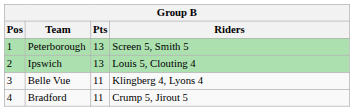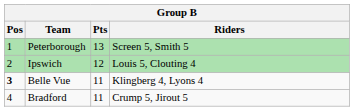(98, 64) 13 -> (98, 64) 12
(9, 81) normal -> (9, 81) bold
